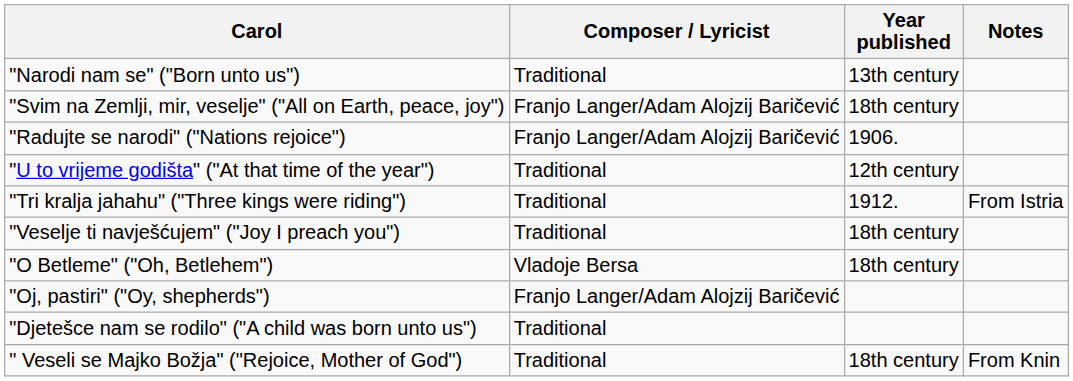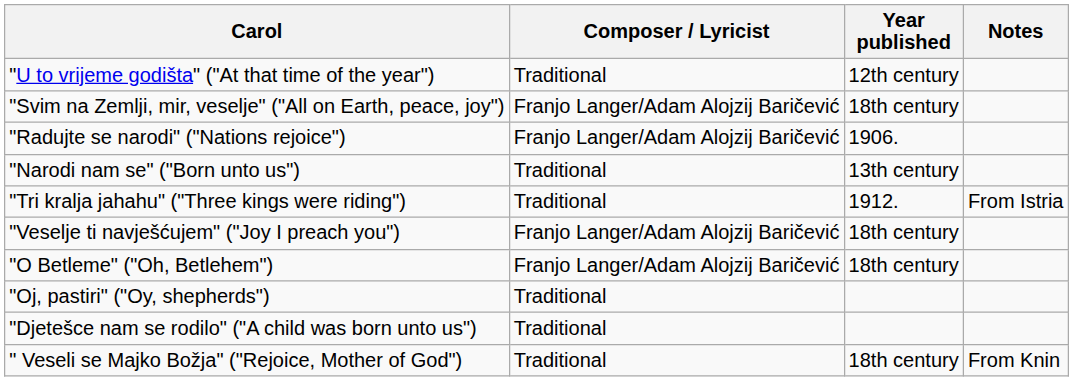rows swapped: (222, 169) <-> (155, 74)
(560, 233) Traditional -> (677, 233) Franjo Langer/Adam Alojzij Baričević
(576, 264) Vladoje Bersa -> (677, 264) Franjo Langer/Adam Alojzij Baričević
(677, 296) Franjo Langer/Adam Alojzij Baričević -> (560, 296) Traditional
